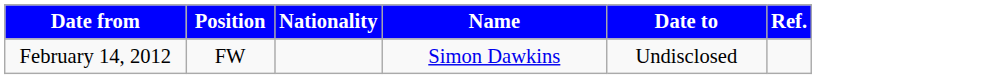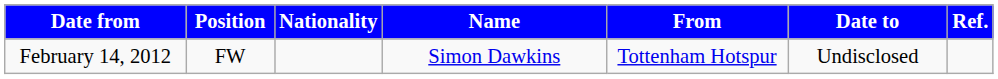+ column: (697, 21)
